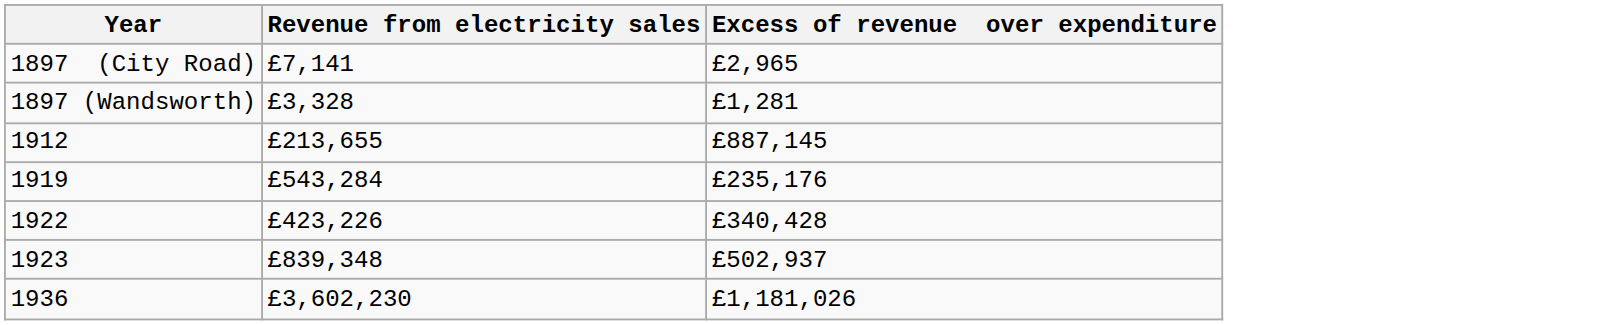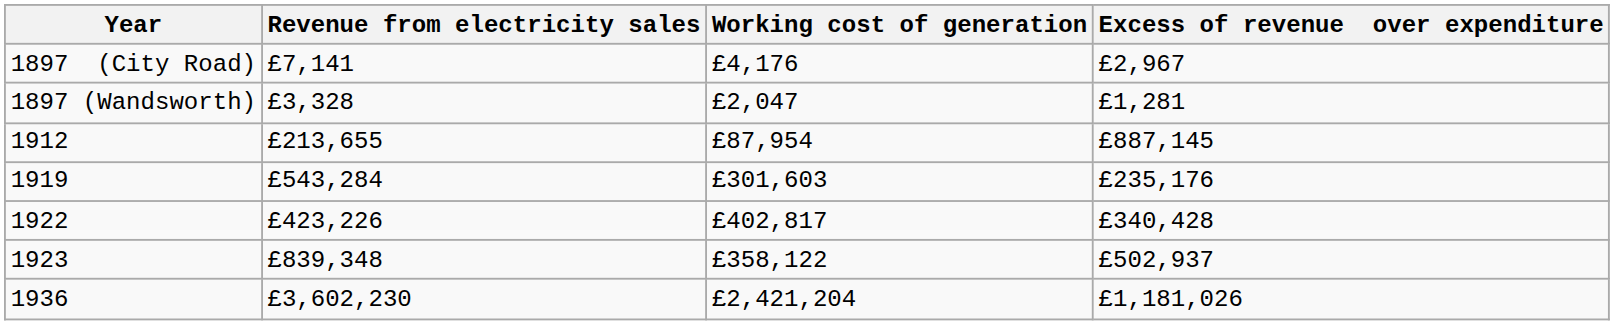+ column: (900, 25)
(755, 64) £2,965 -> (1142, 64) £2,967
